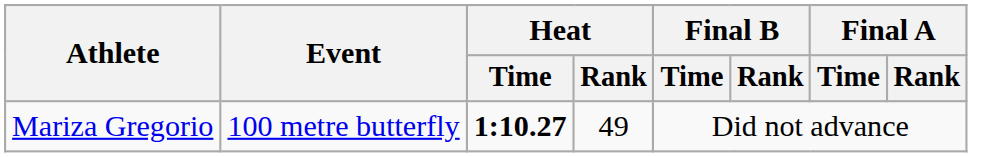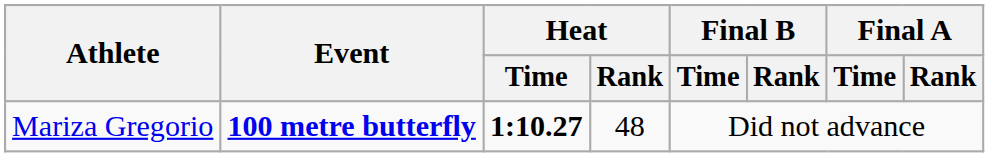(344, 126) normal -> (352, 126) bold
(614, 126) 49 -> (630, 126) 48
